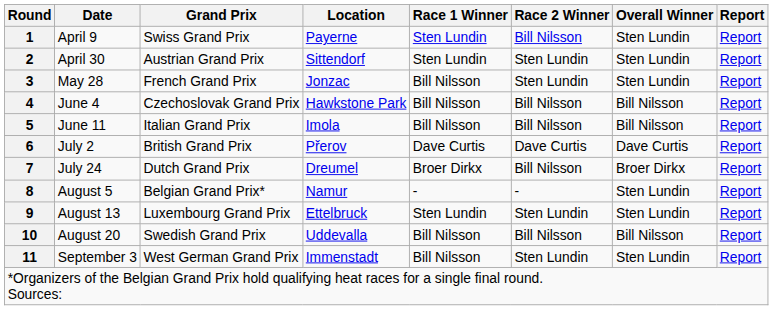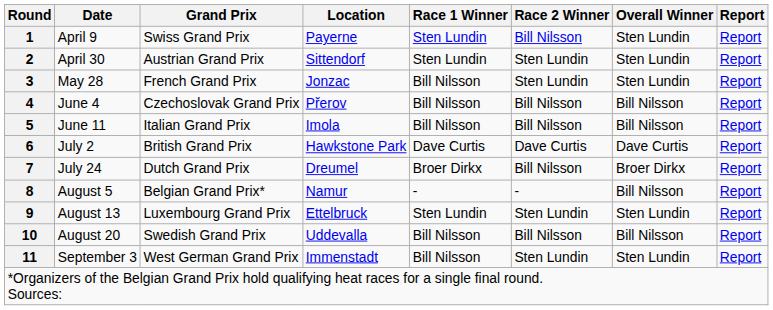(356, 103) Hawkstone Park -> (326, 103) Přerov
(326, 147) Přerov -> (356, 147) Hawkstone Park
(653, 191) Sten Lundin -> (650, 191) Bill Nilsson
